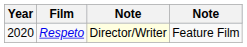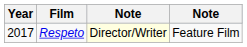(20, 33) 2020 -> (20, 33) 2017
